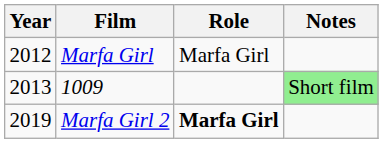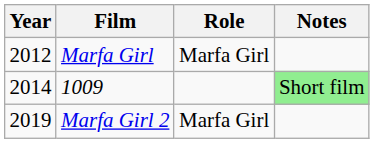(30, 87) 2013 -> (30, 87) 2014
(229, 120) bold -> (224, 120) normal
